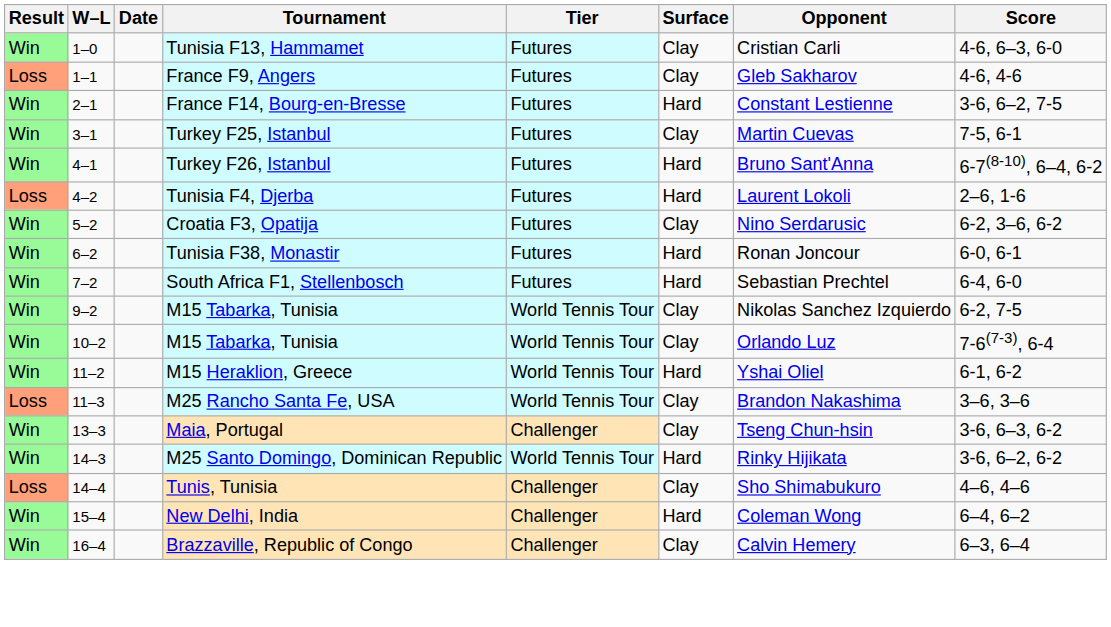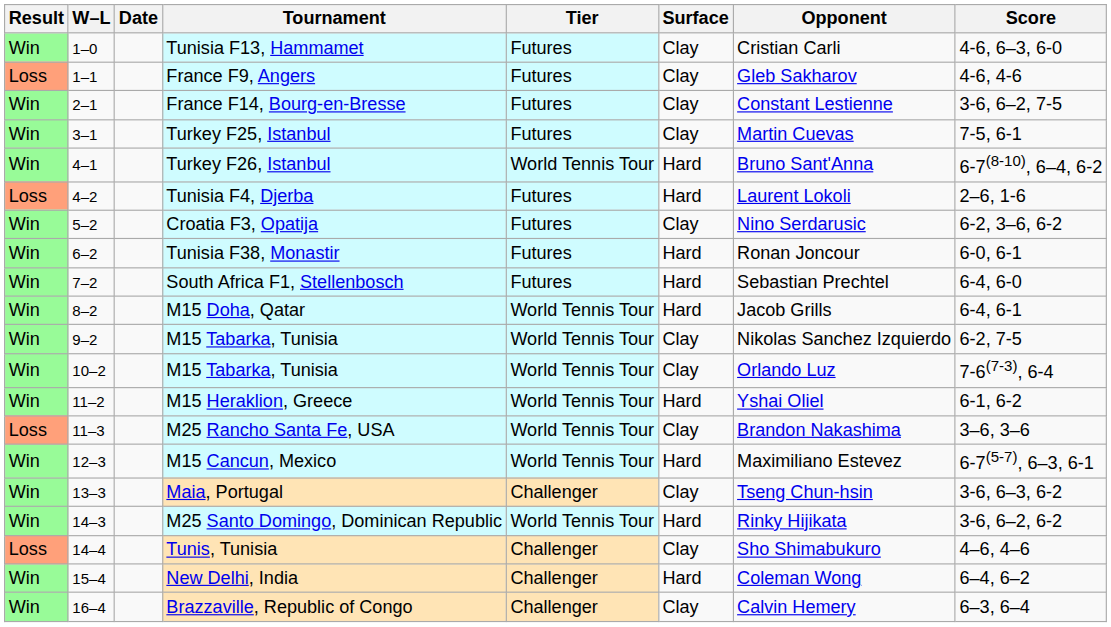(682, 104) Hard -> (681, 104) Clay
(541, 164) Futures -> (582, 164) World Tennis Tour
+ row: (85, 311)
+ row: (89, 462)
